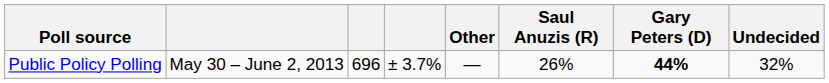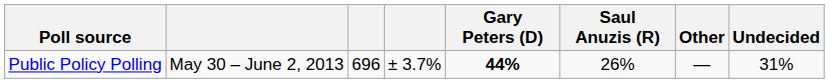columns swapped: (671, 27) <-> (472, 37)
(776, 64) 32% -> (776, 64) 31%
